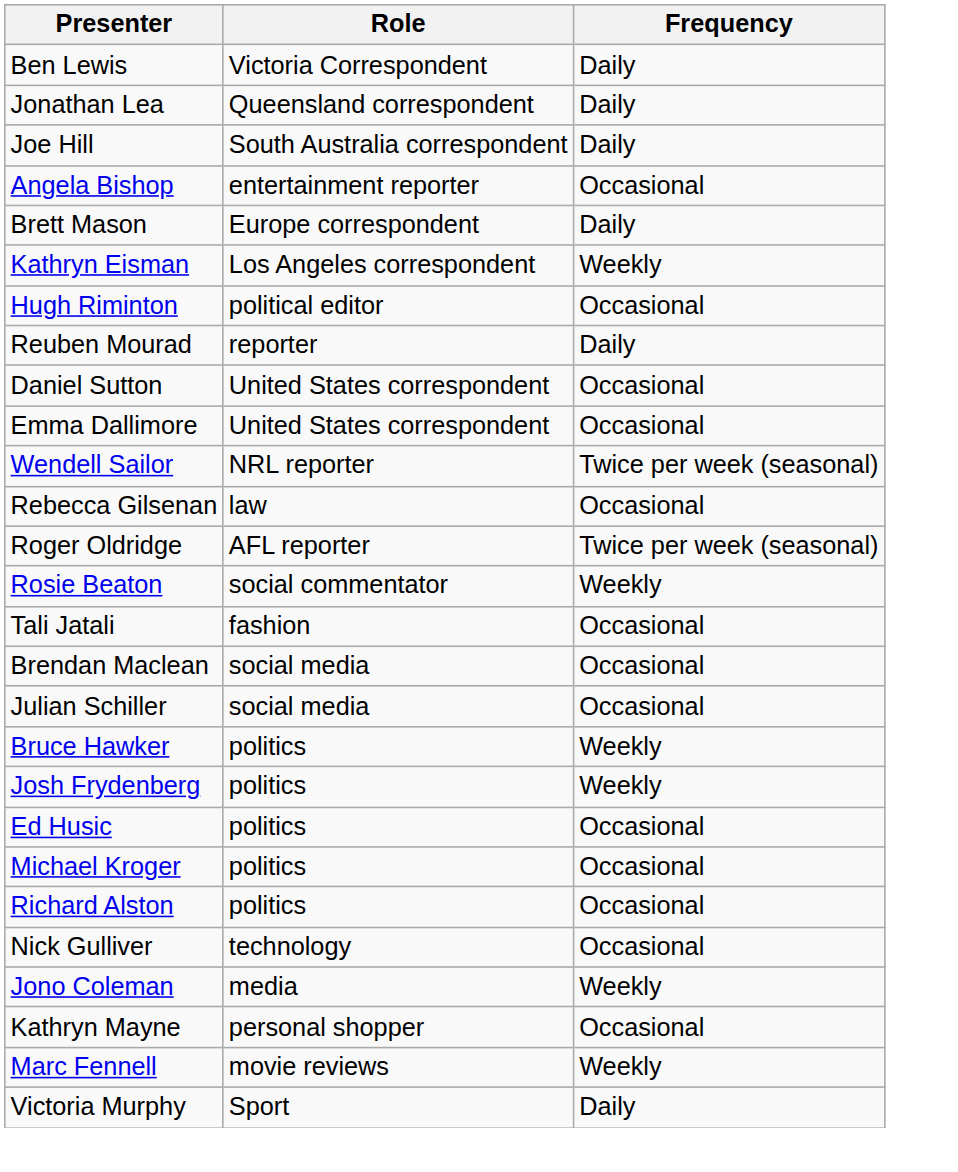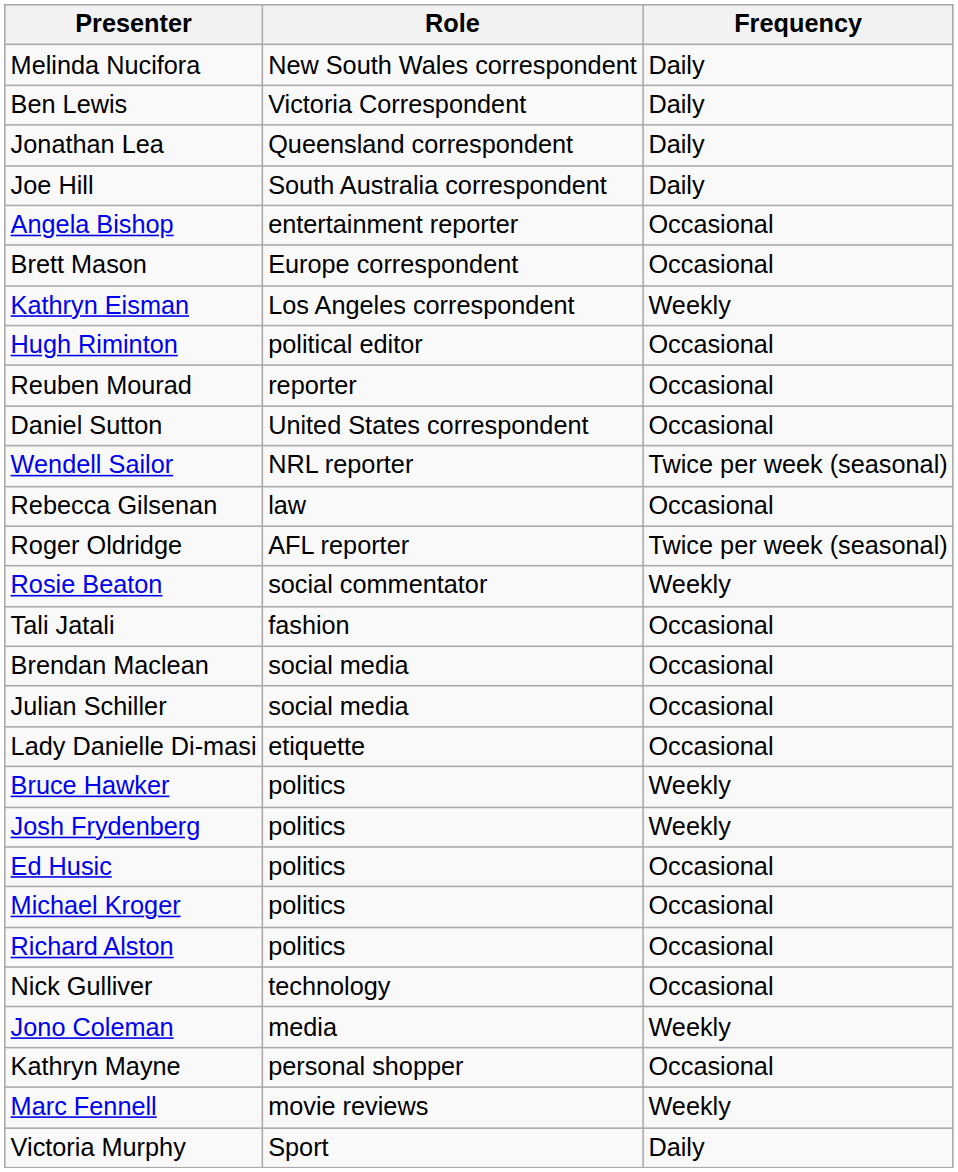+ row: (105, 64)
(607, 225) Daily -> (711, 265) Occasional
(607, 345) Daily -> (711, 385) Occasional
- row: (104, 425)
+ row: (134, 746)
